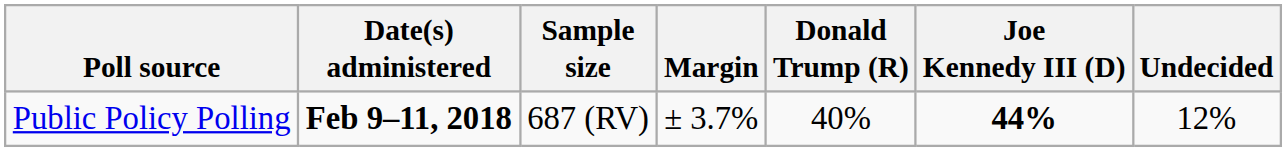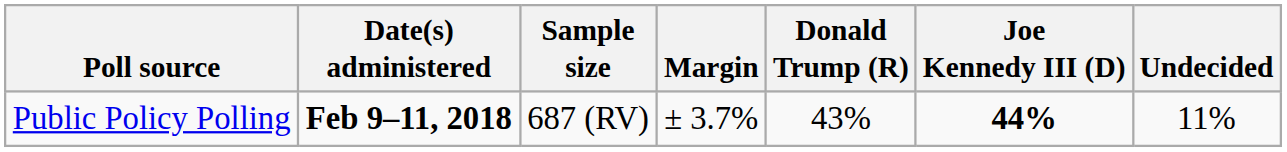(841, 118) 40% -> (841, 118) 43%
(1206, 118) 12% -> (1206, 118) 11%
